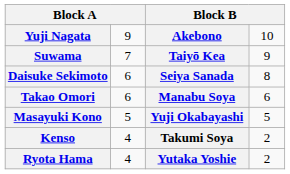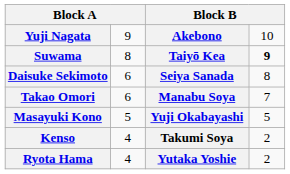(128, 55) 7 -> (128, 55) 8
(267, 55) normal -> (267, 55) bold
(267, 96) 6 -> (267, 96) 7
